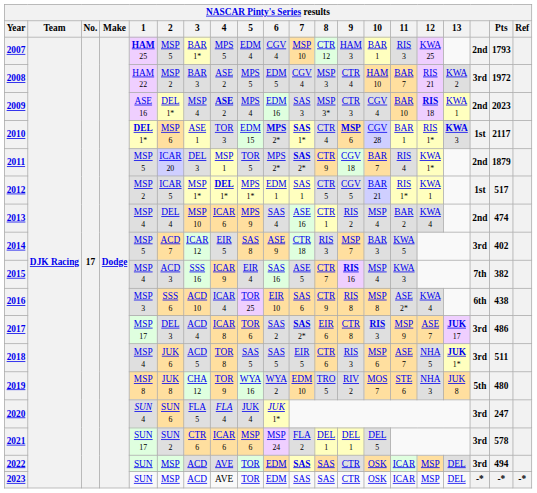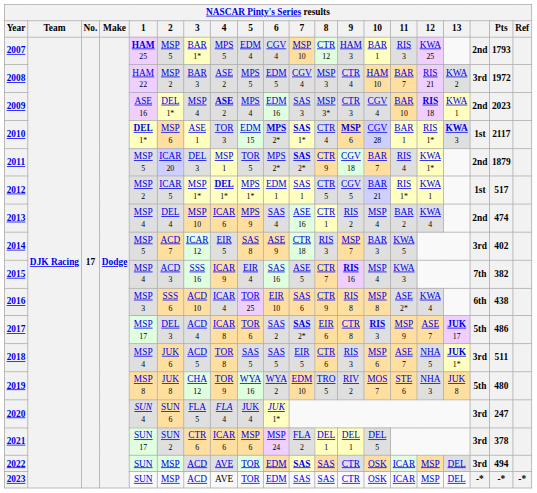(480, 329) 3rd -> (480, 329) 5th
(501, 441) 578 -> (501, 441) 378
